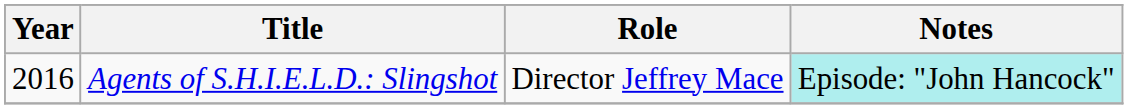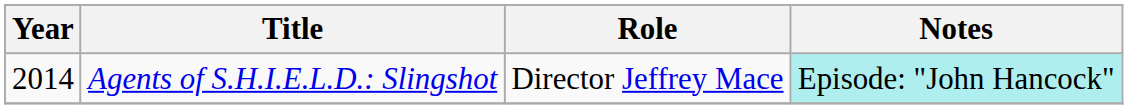(43, 77) 2016 -> (43, 77) 2014
